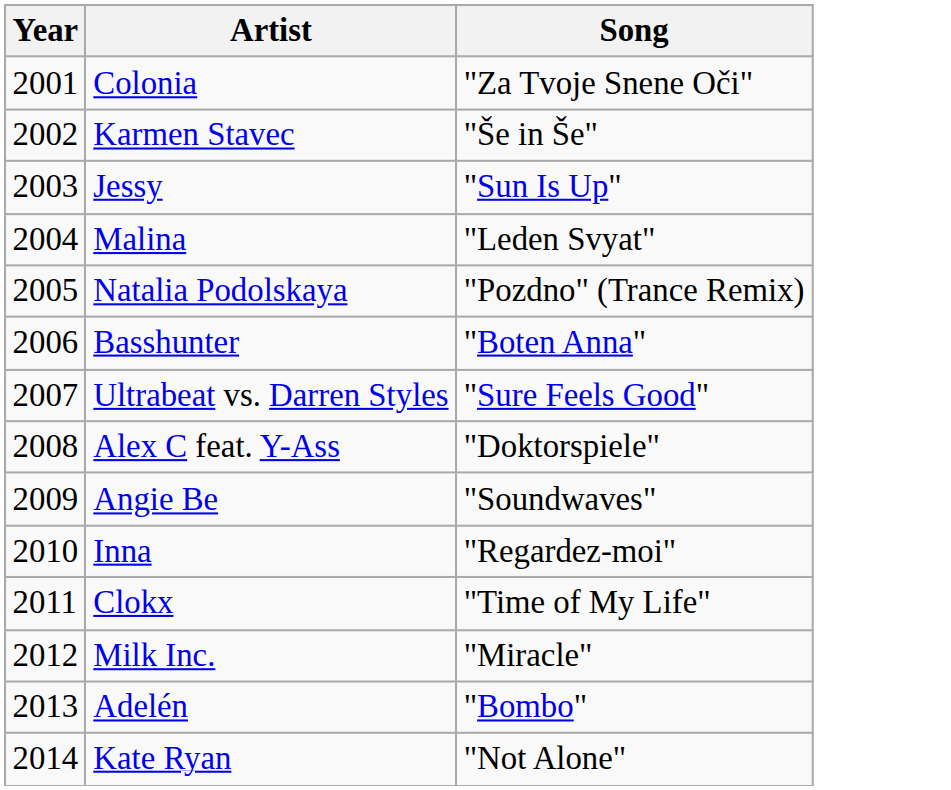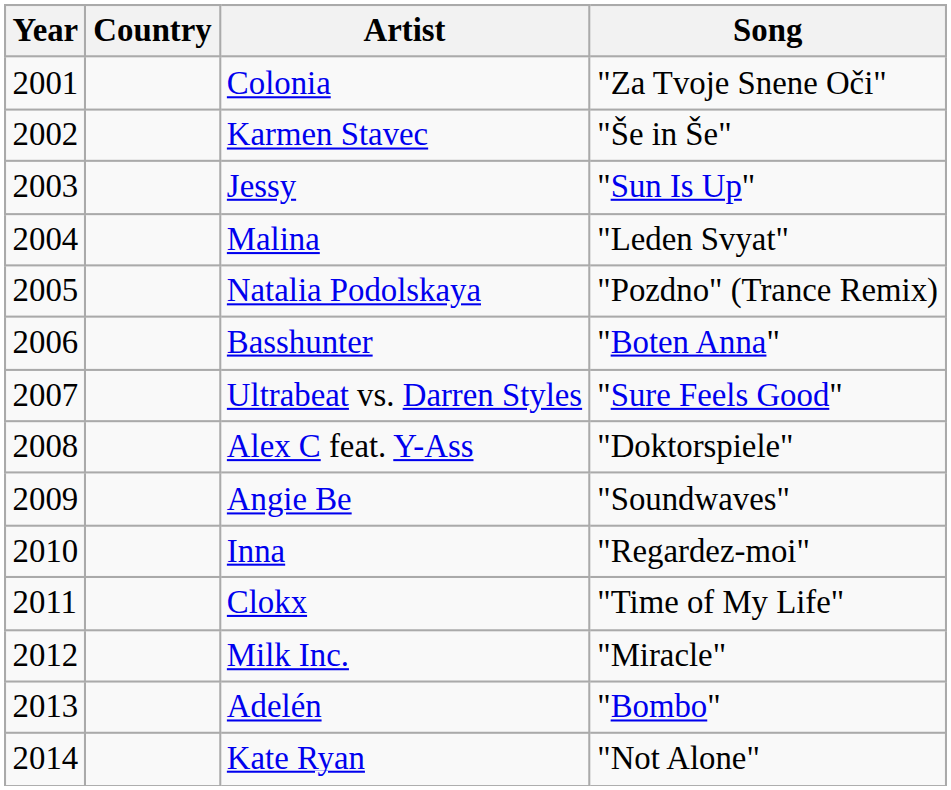+ column: (153, 30)
